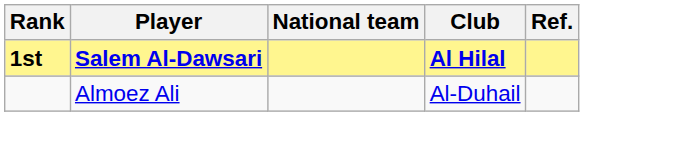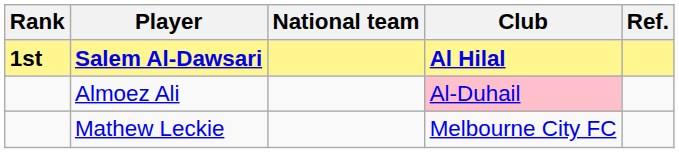(475, 93) no background -> (475, 93) pink background
+ row: (150, 128)
